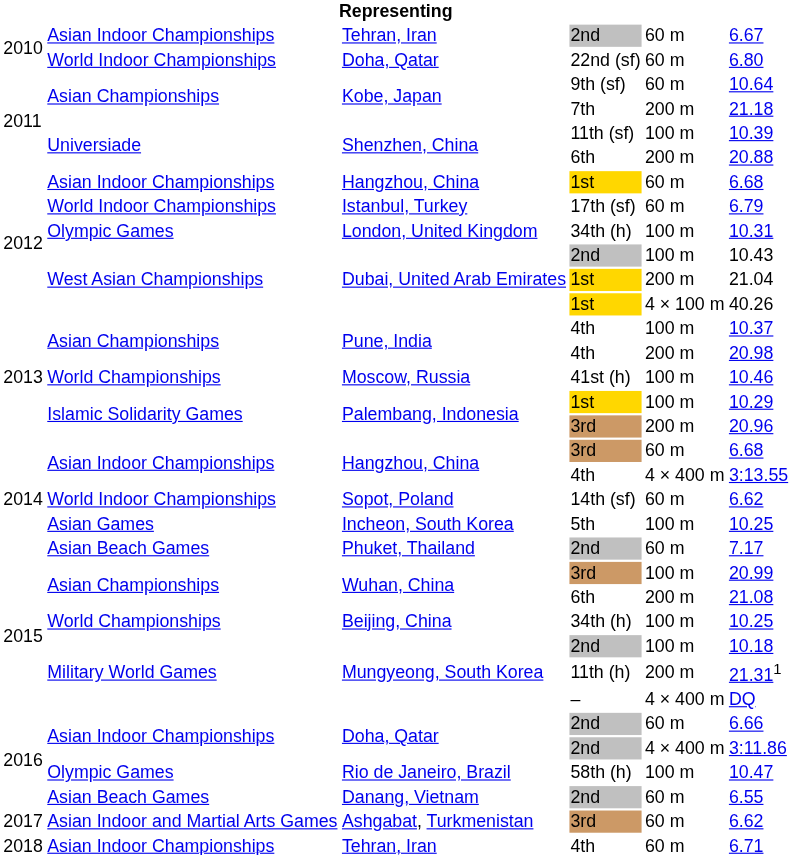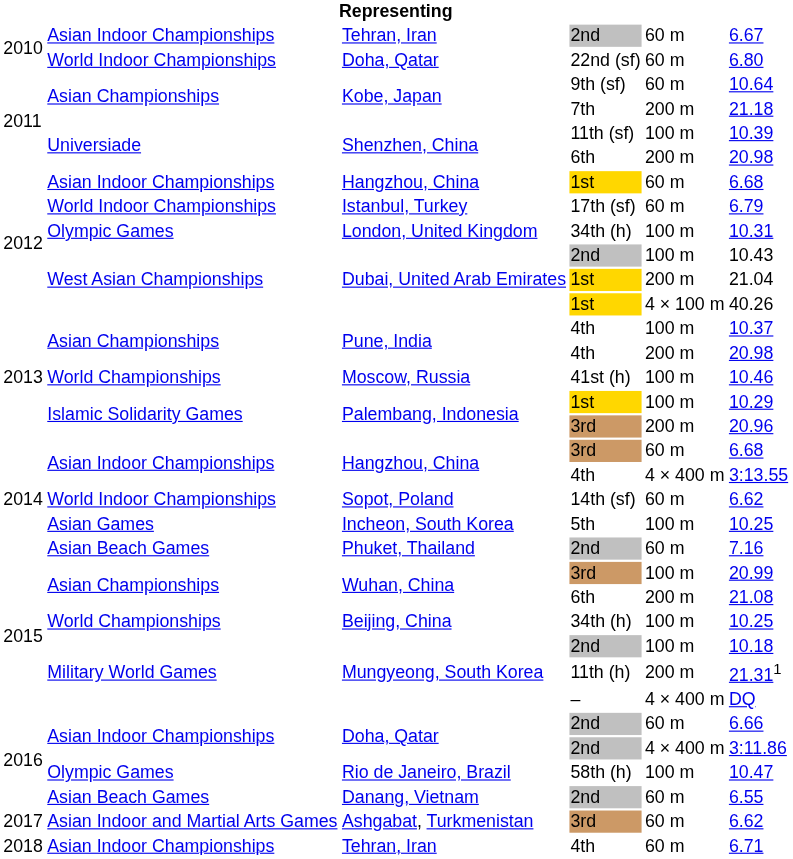(751, 157) 20.88 -> (751, 157) 20.98
(746, 548) 7.17 -> (746, 548) 7.16
